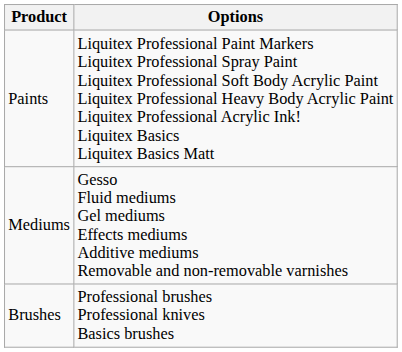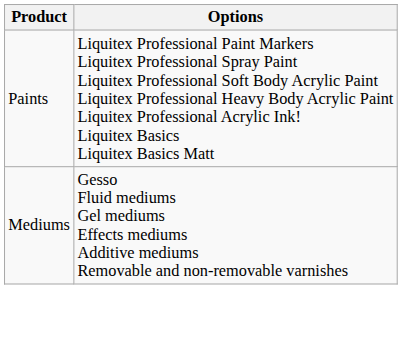- row: (35, 315)
